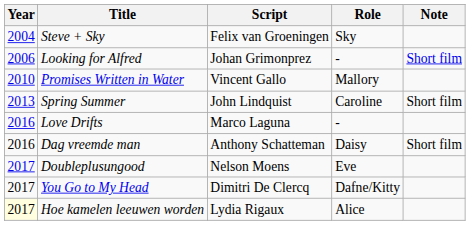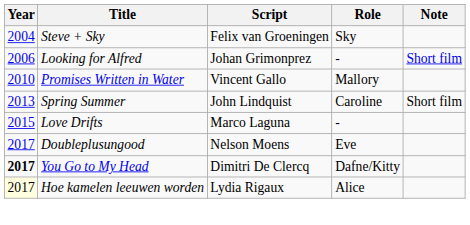(21, 123) 2016 -> (21, 123) 2015
- row: (91, 144)
(21, 187) normal -> (21, 166) bold
